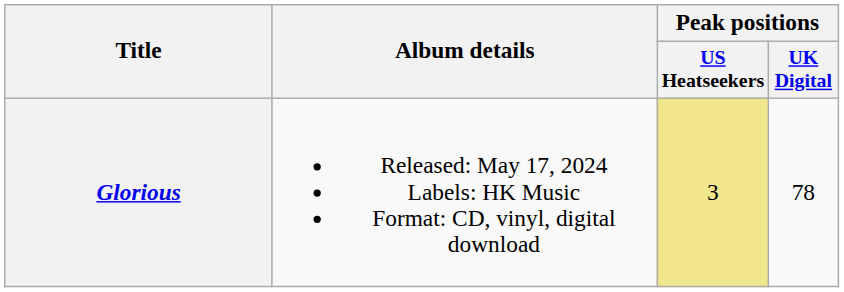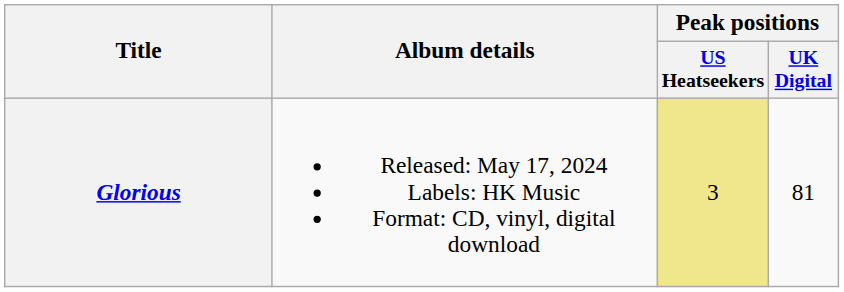(803, 192) 78 -> (803, 192) 81
